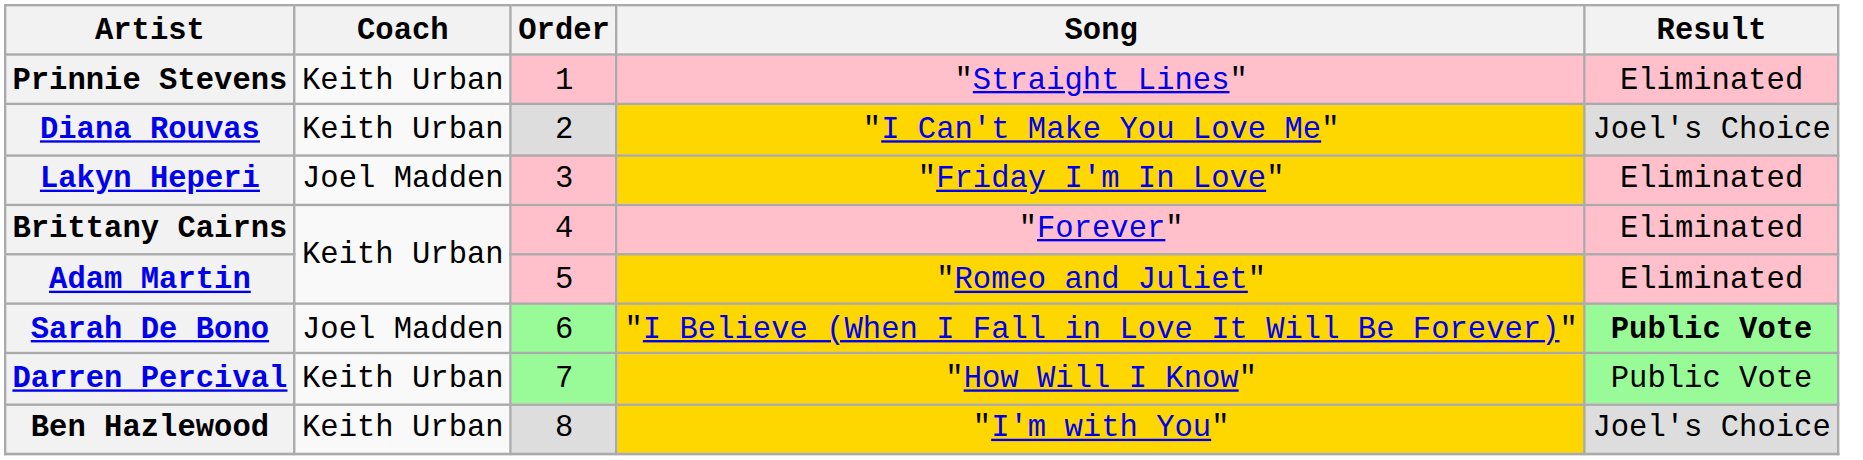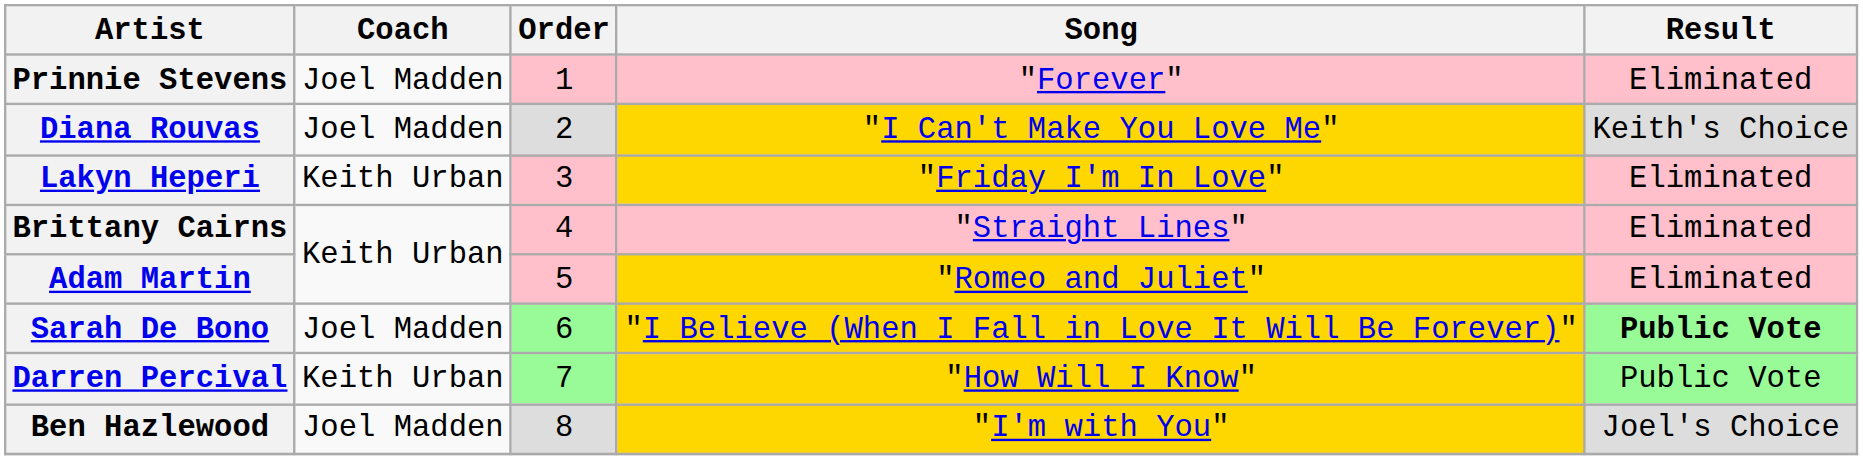(403, 80) Keith Urban -> (403, 80) Joel Madden
(1101, 80) "Straight Lines" -> (1101, 80) "Forever"
(403, 130) Keith Urban -> (403, 130) Joel Madden
(1712, 130) Joel's Choice -> (1721, 130) Keith's Choice
(403, 179) Joel Madden -> (403, 179) Keith Urban
(1101, 229) "Forever" -> (1101, 229) "Straight Lines"
(403, 428) Keith Urban -> (403, 428) Joel Madden
